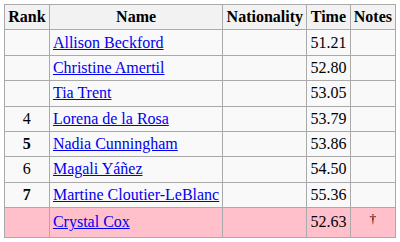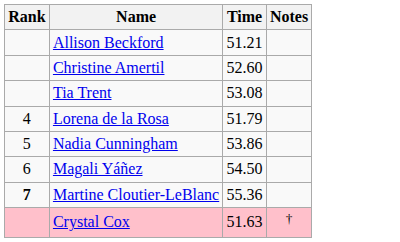- column: (265, 17)
(328, 67) 52.80 -> (245, 67) 52.60
(328, 93) 53.05 -> (245, 93) 53.08
(328, 118) 53.79 -> (245, 118) 51.79
(27, 144) bold -> (27, 144) normal
(328, 222) 52.63 -> (245, 222) 51.63
